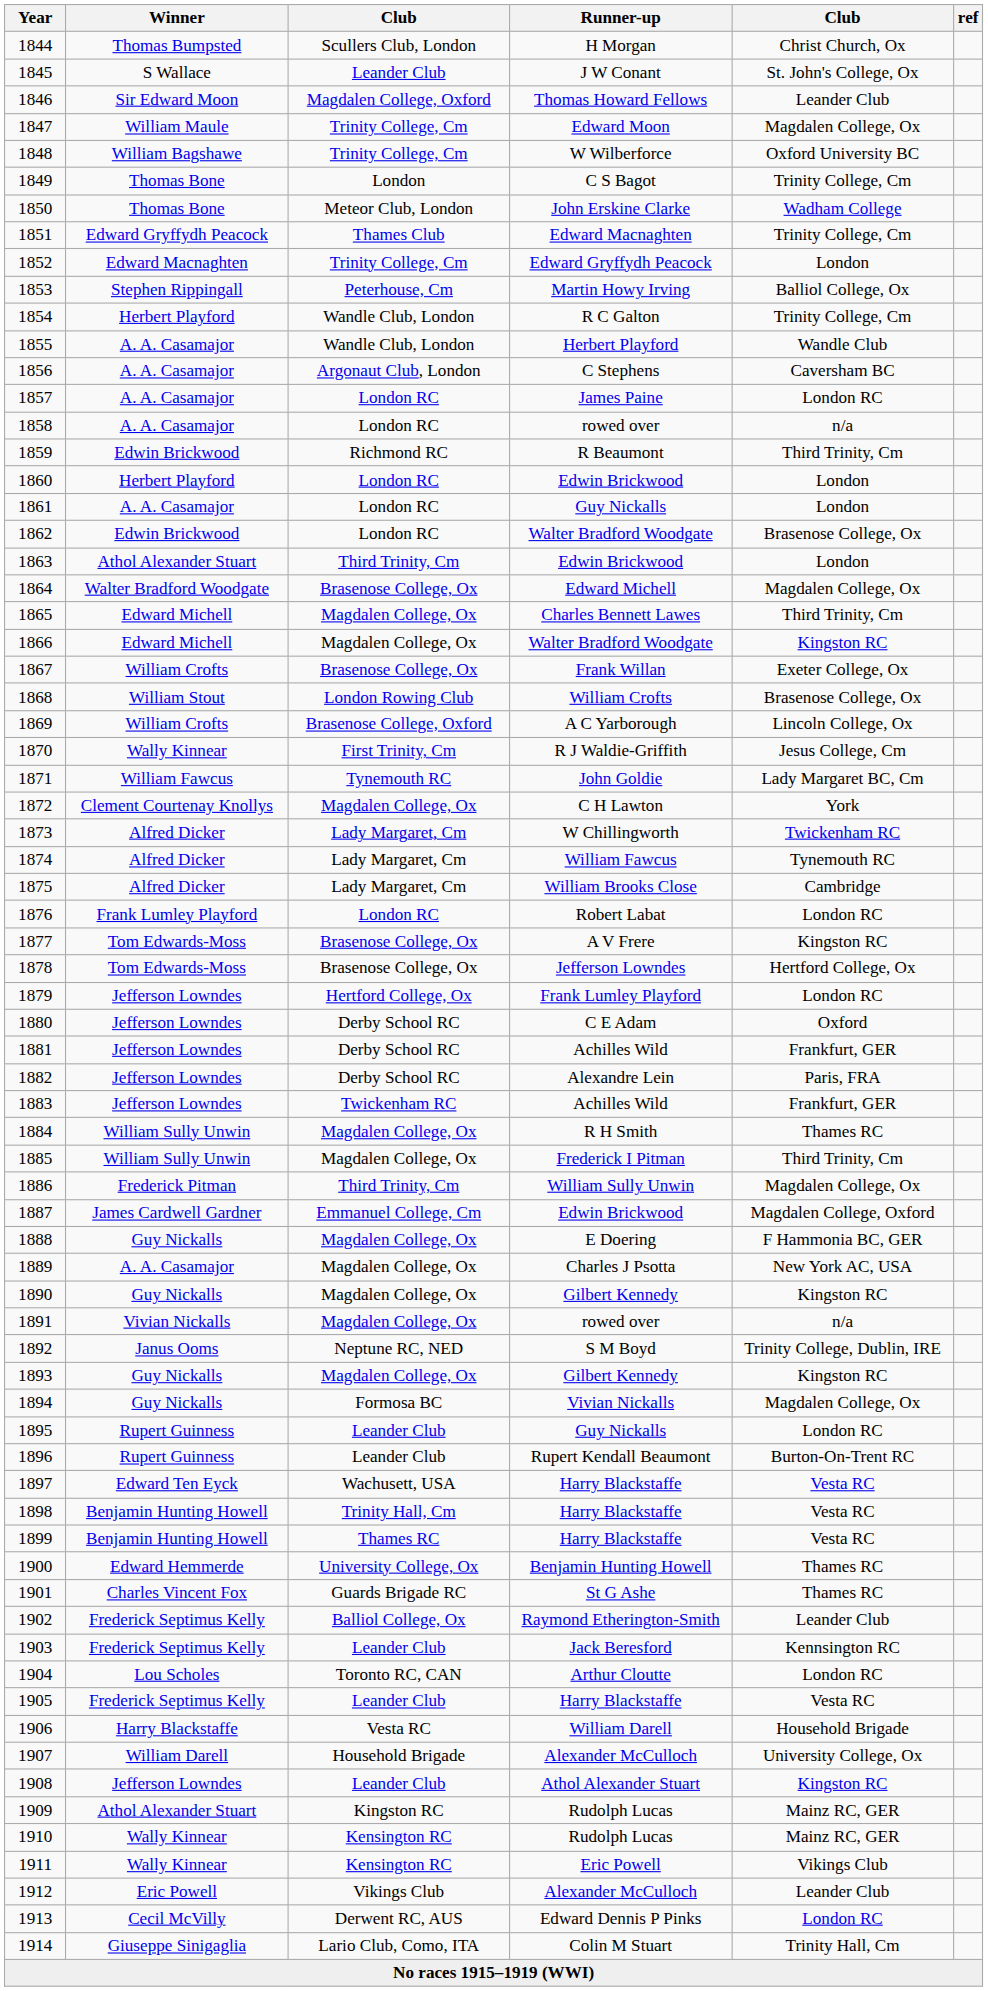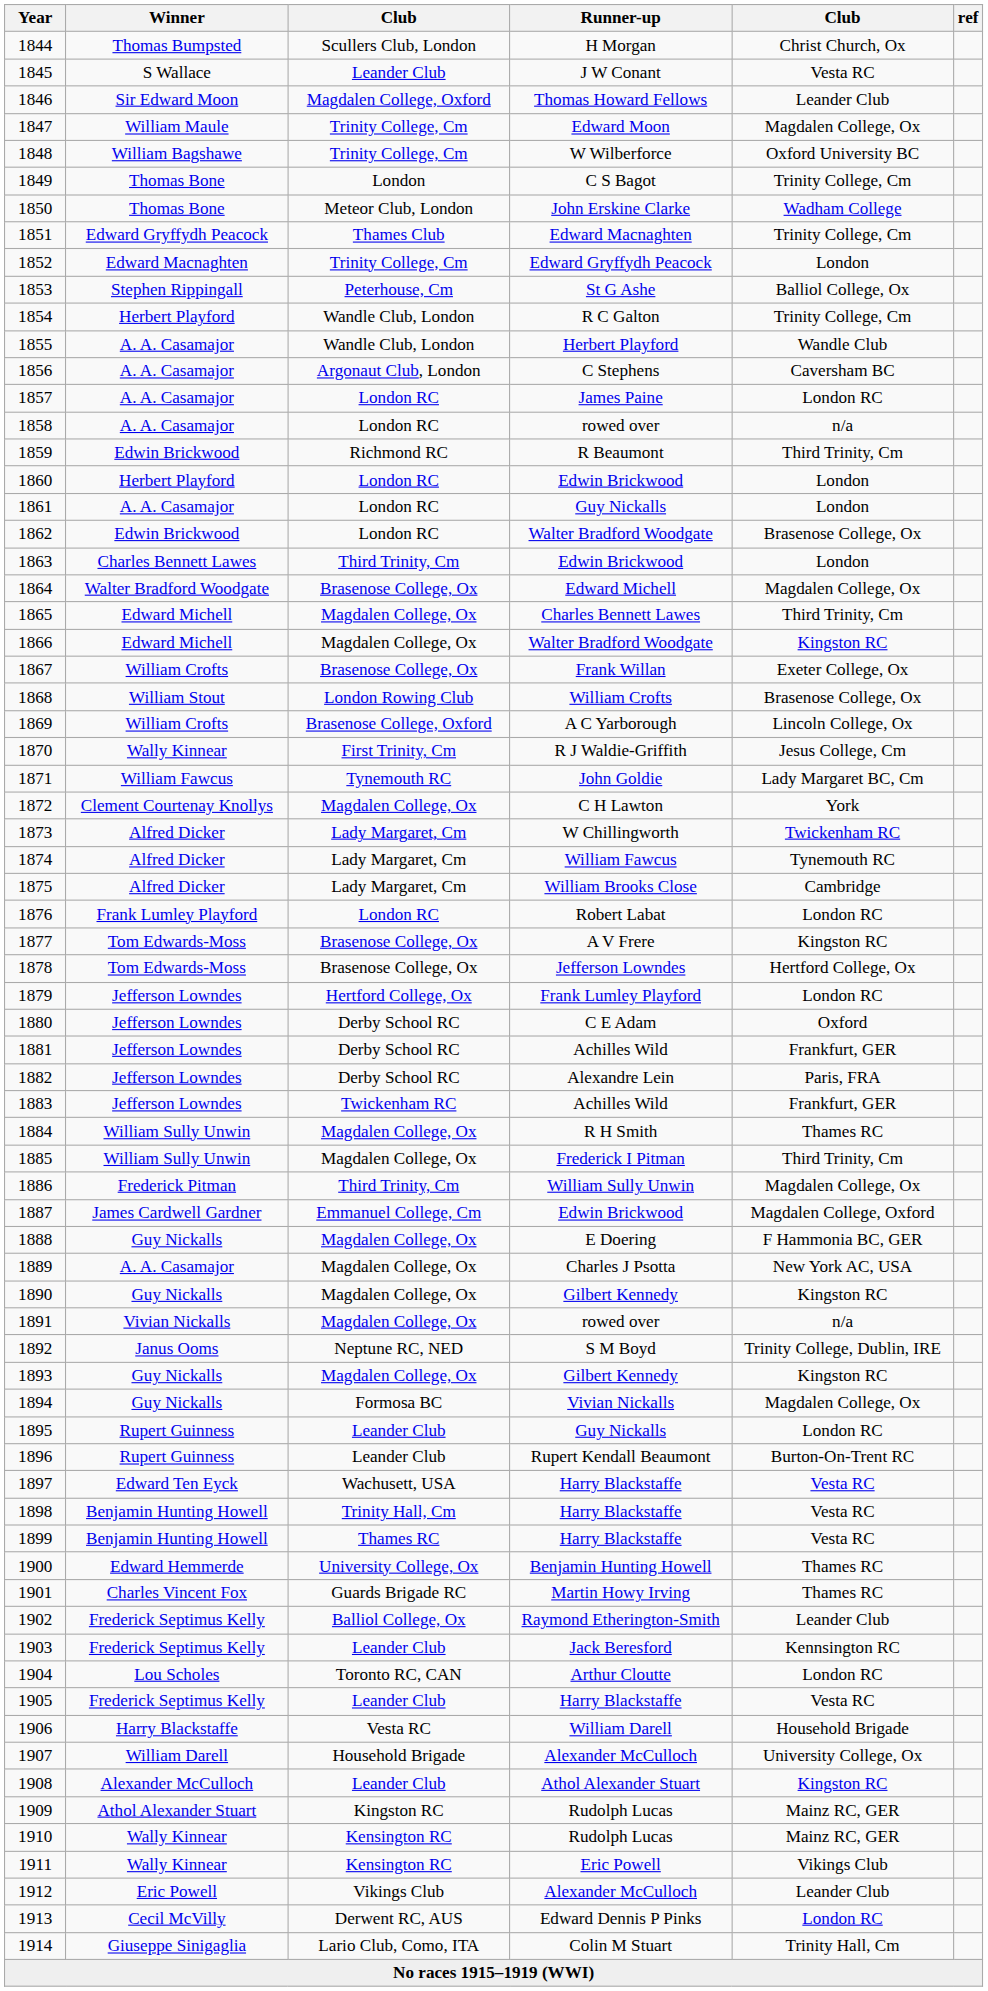(843, 72) St. John's College, Ox -> (843, 72) Vesta RC
(621, 289) Martin Howy Irving -> (621, 289) St G Ashe
(177, 561) Athol Alexander Stuart -> (177, 561) Charles Bennett Lawes
(621, 1592) St G Ashe -> (621, 1592) Martin Howy Irving
(177, 1782) Jefferson Lowndes -> (177, 1782) Alexander McCulloch
